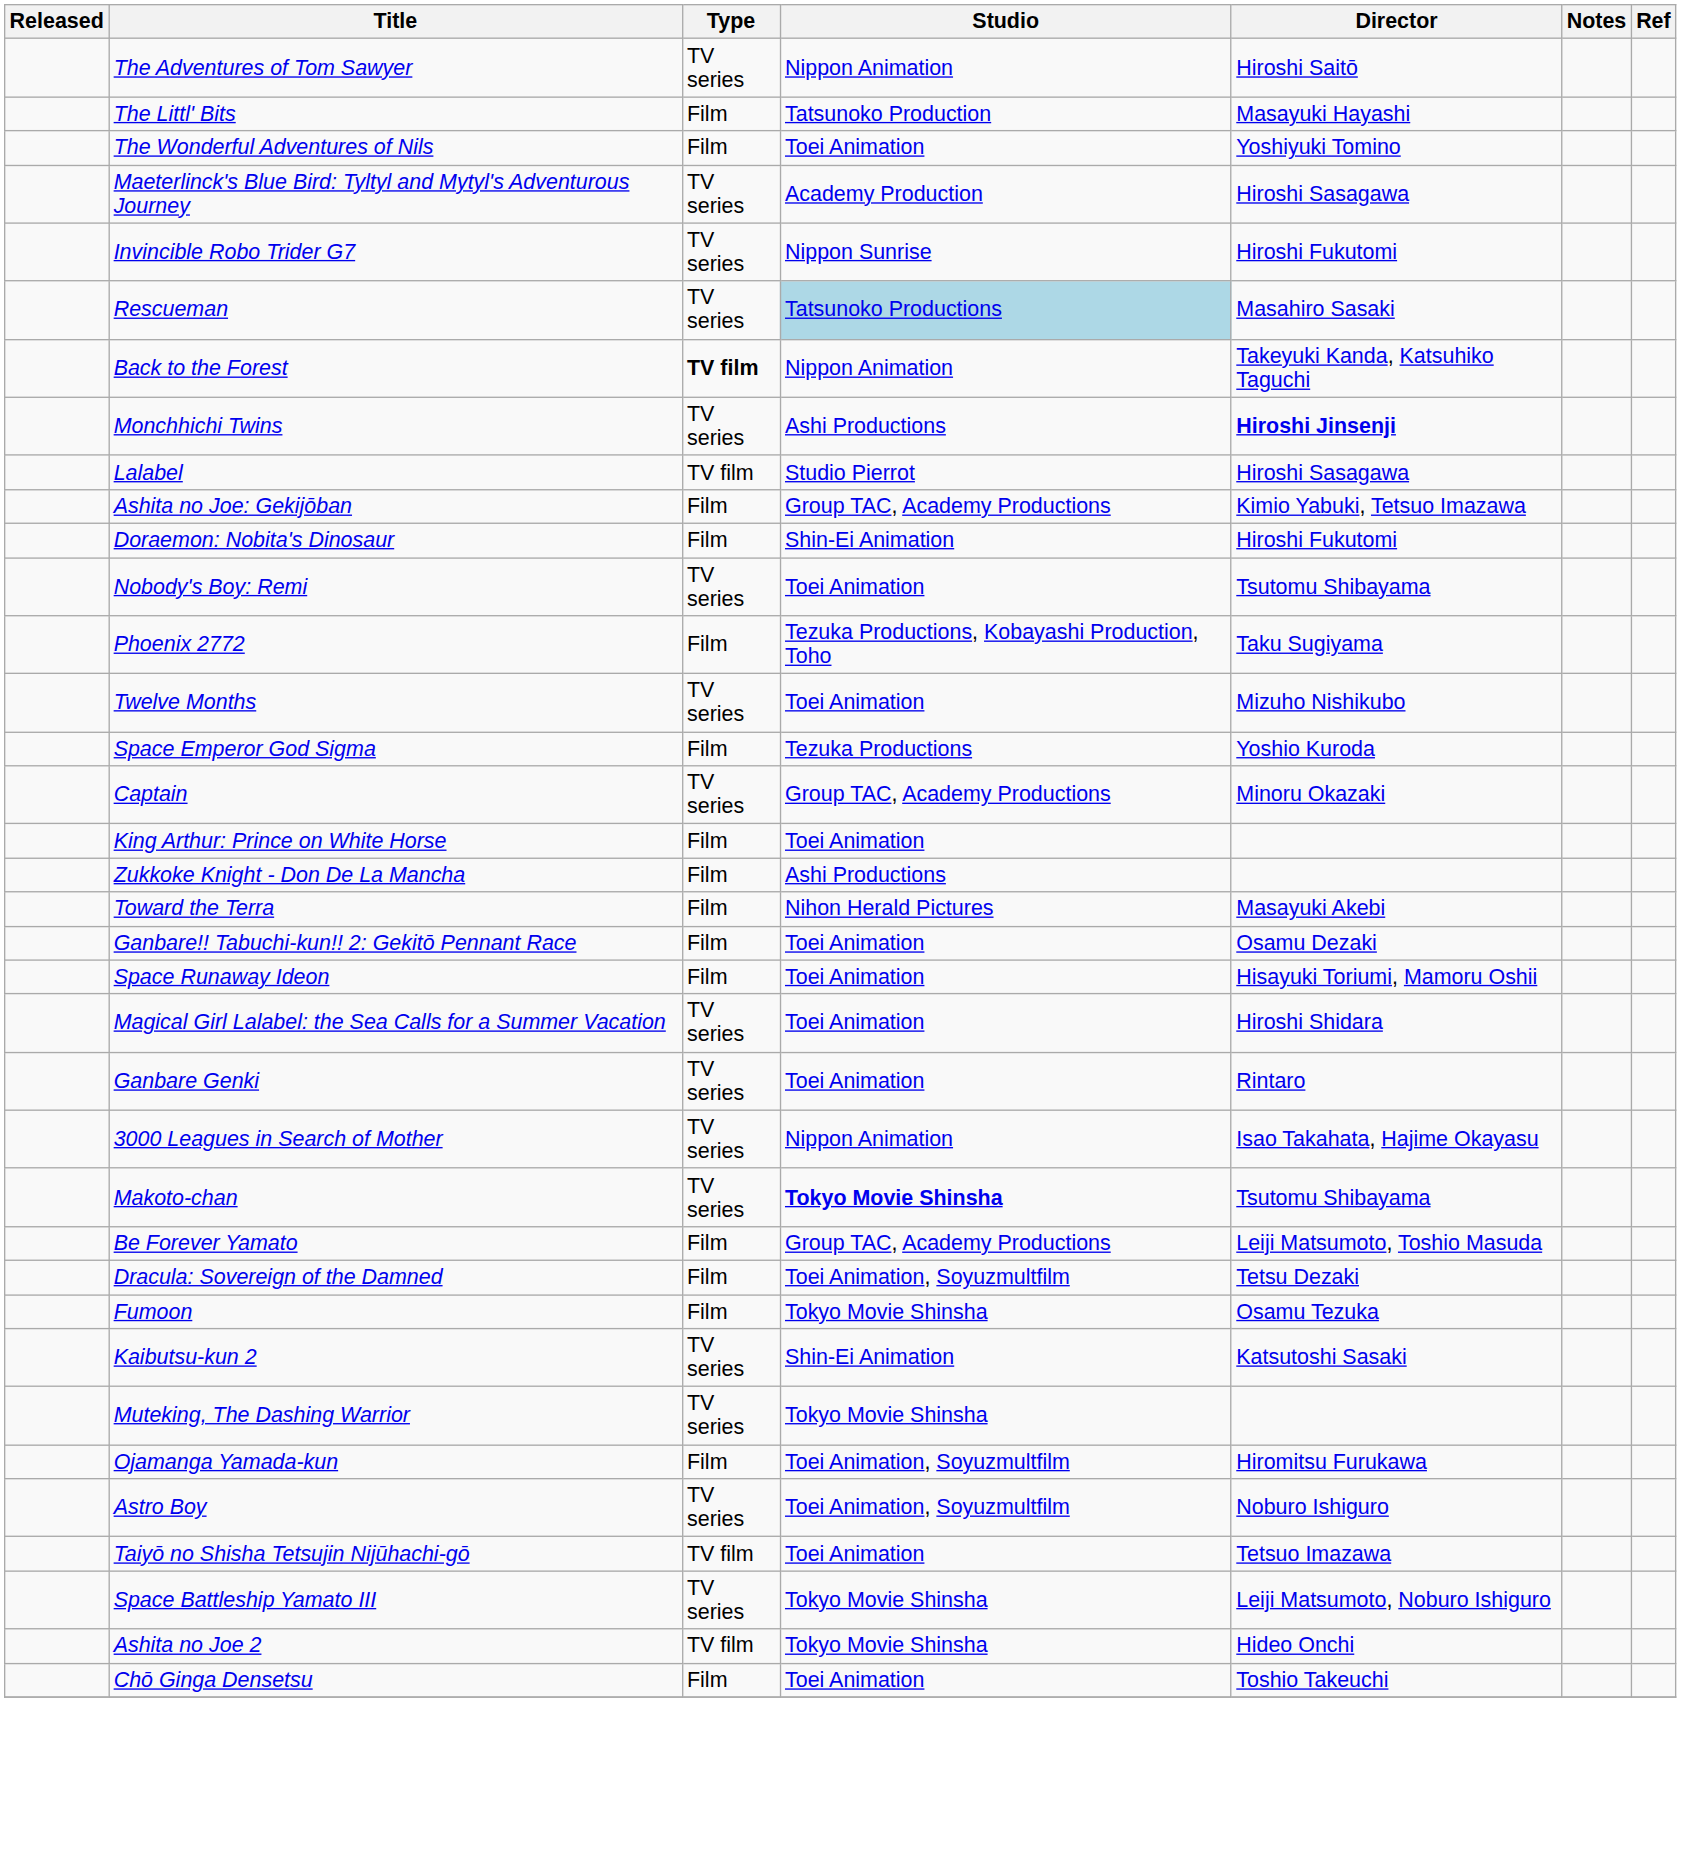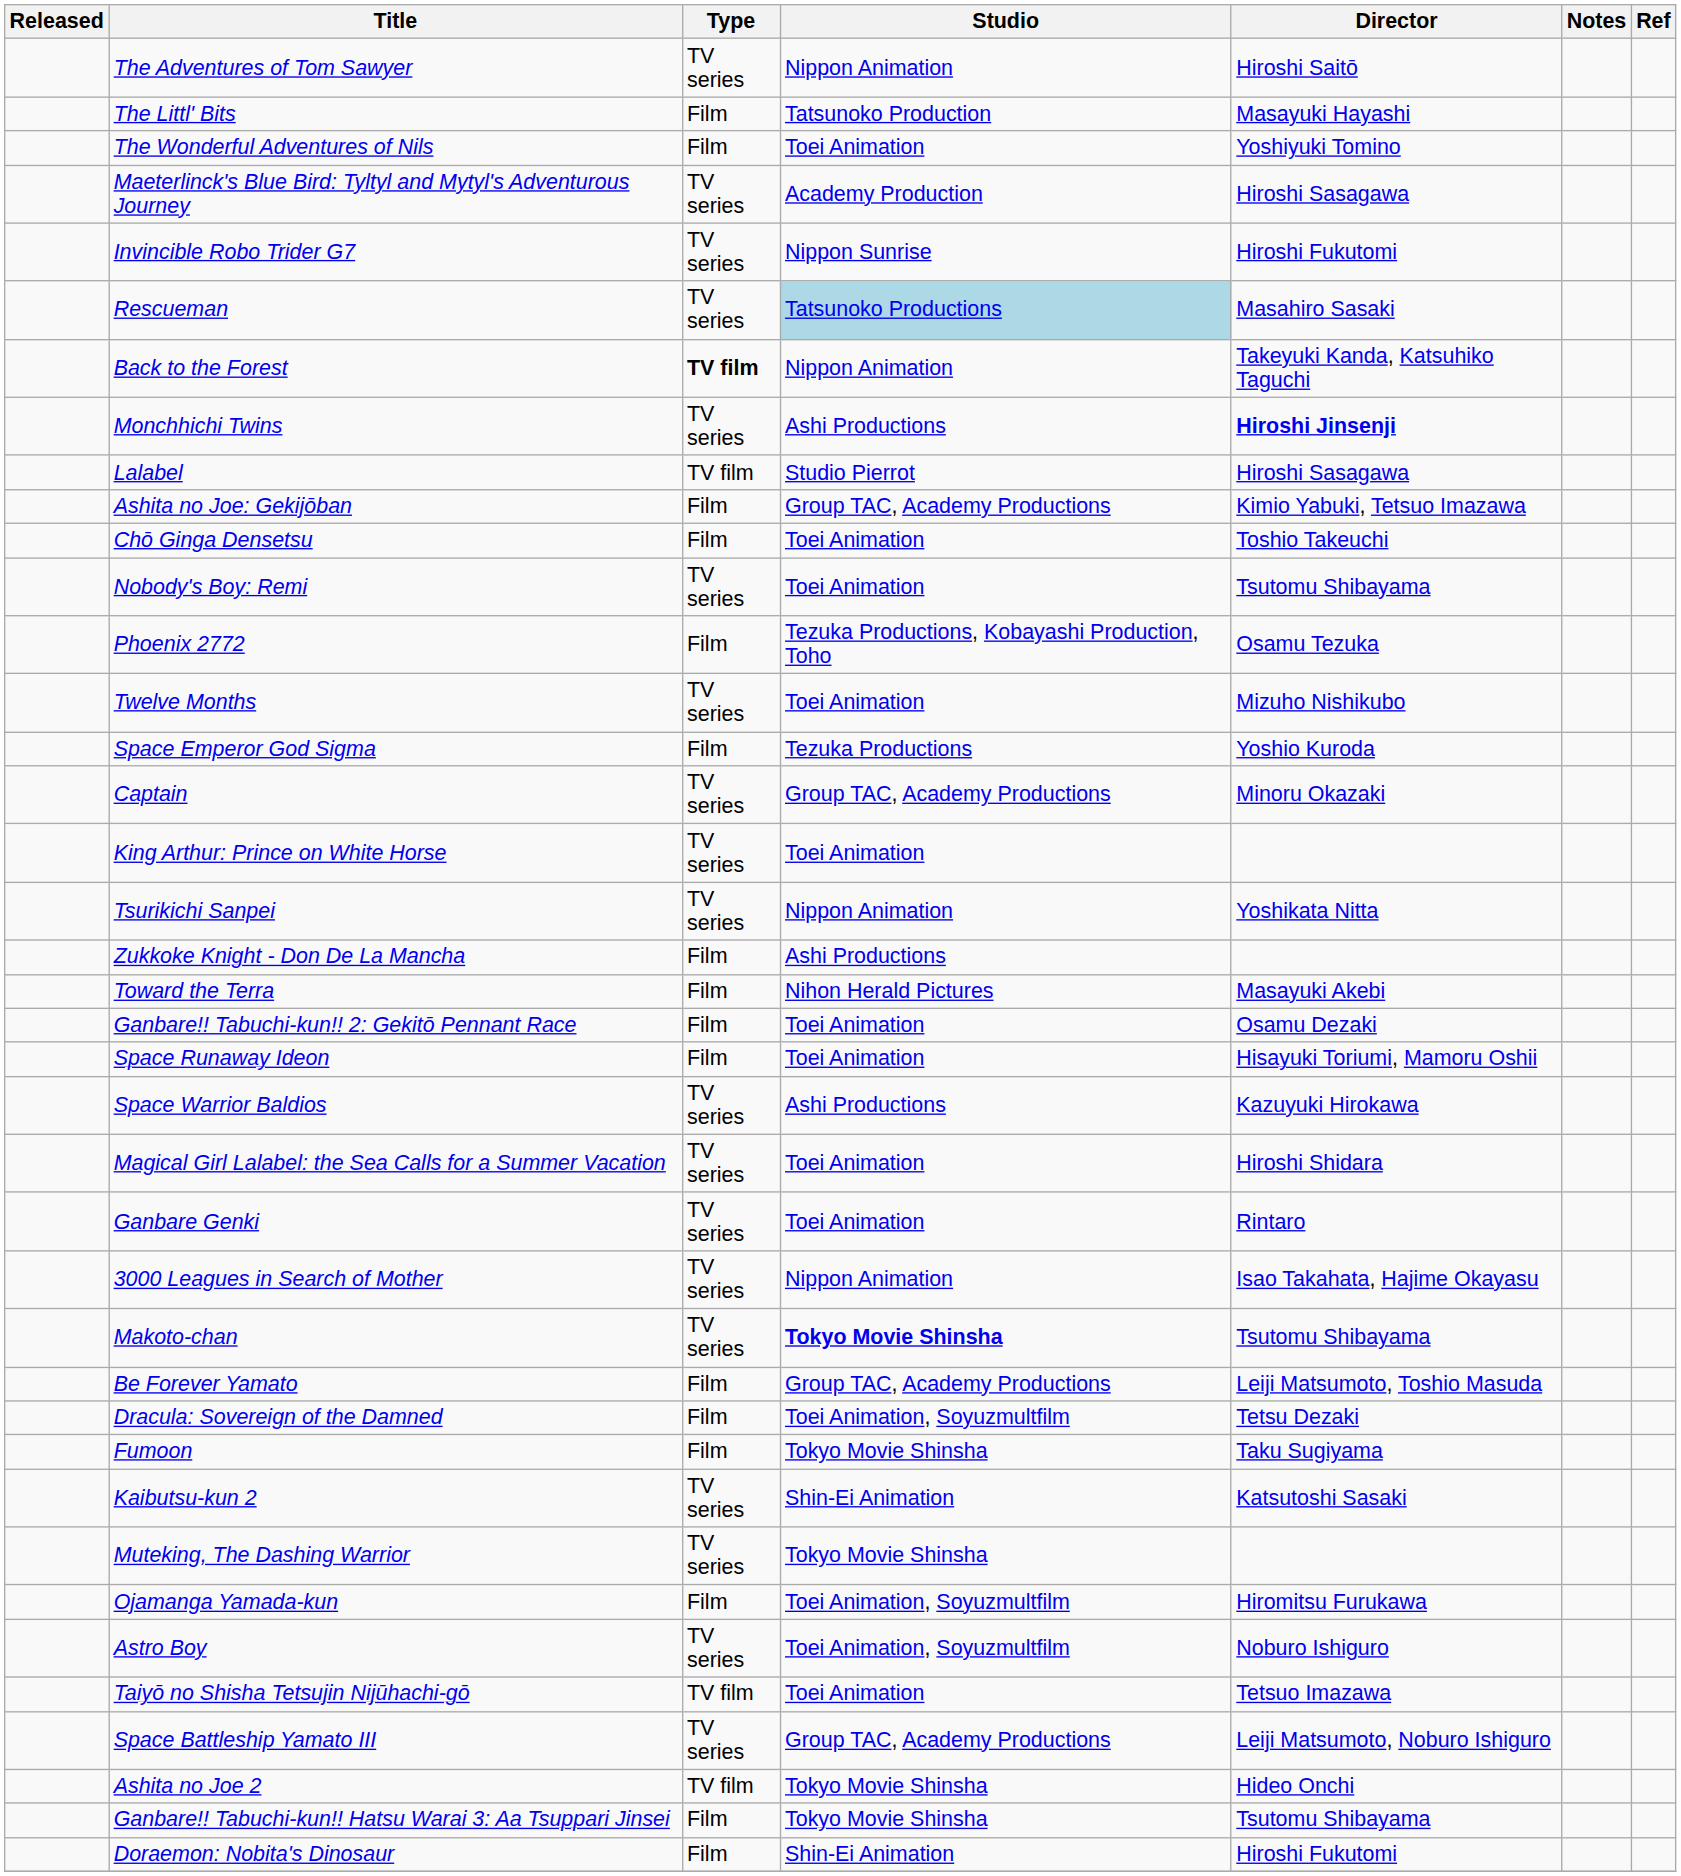rows swapped: (254, 540) <-> (213, 1679)
(1310, 644) Taku Sugiyama -> (1308, 644) Osamu Tezuka
(707, 840) Film -> (716, 852) TV series
+ row: (194, 910)
+ row: (220, 1105)
(1308, 1311) Osamu Tezuka -> (1310, 1451) Taku Sugiyama
(886, 1599) Tokyo Movie Shinsha -> (948, 1740) Group TAC, Academy Productions
+ row: (392, 1820)
